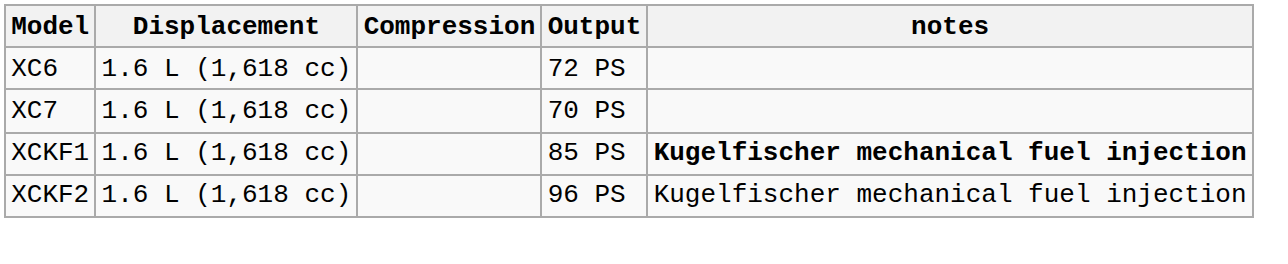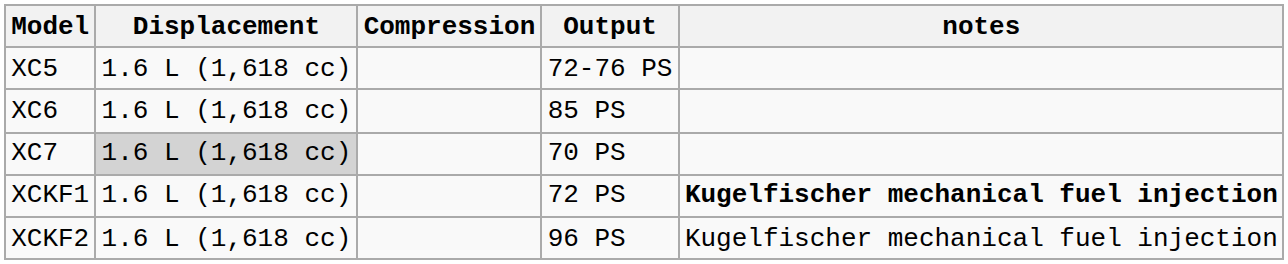+ row: (35, 69)
(587, 69) 72 PS -> (587, 111) 85 PS
(226, 111) no background -> (226, 153) lightgrey background
(587, 153) 85 PS -> (587, 196) 72 PS
